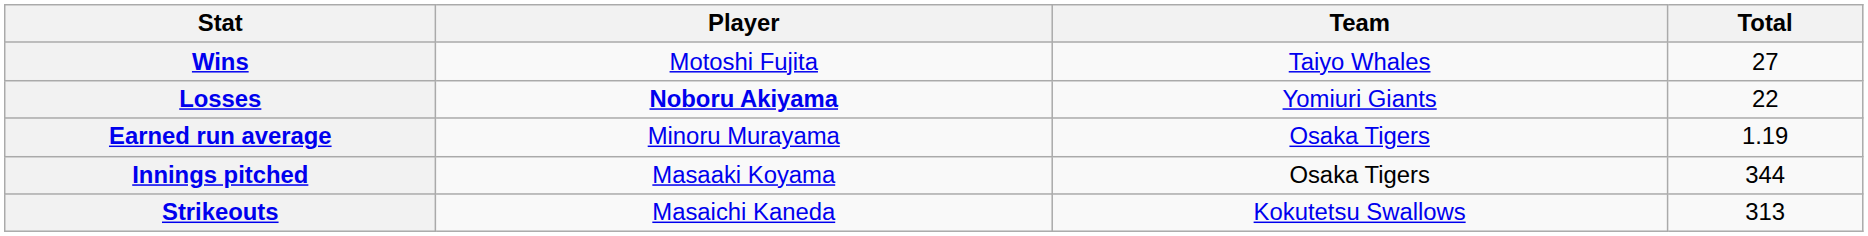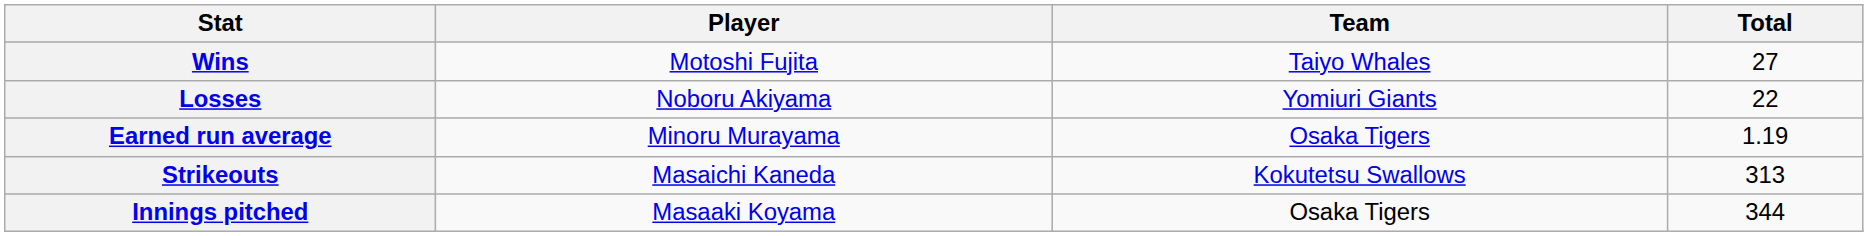(744, 99) bold -> (744, 99) normal
rows swapped: (220, 212) <-> (220, 174)
